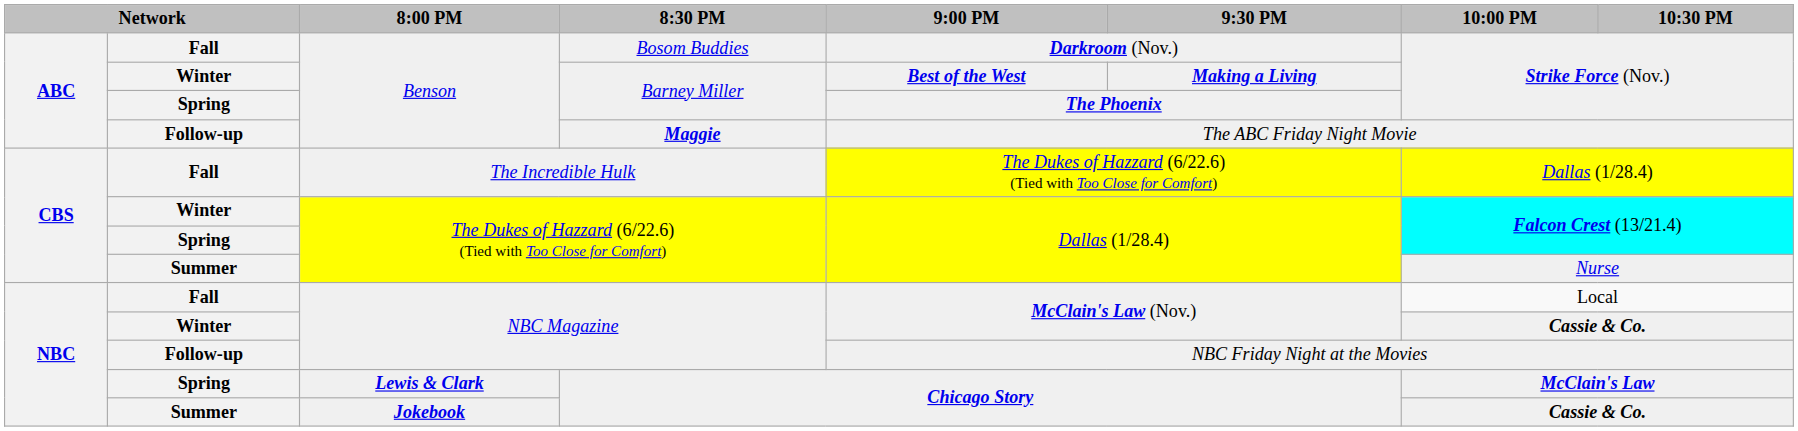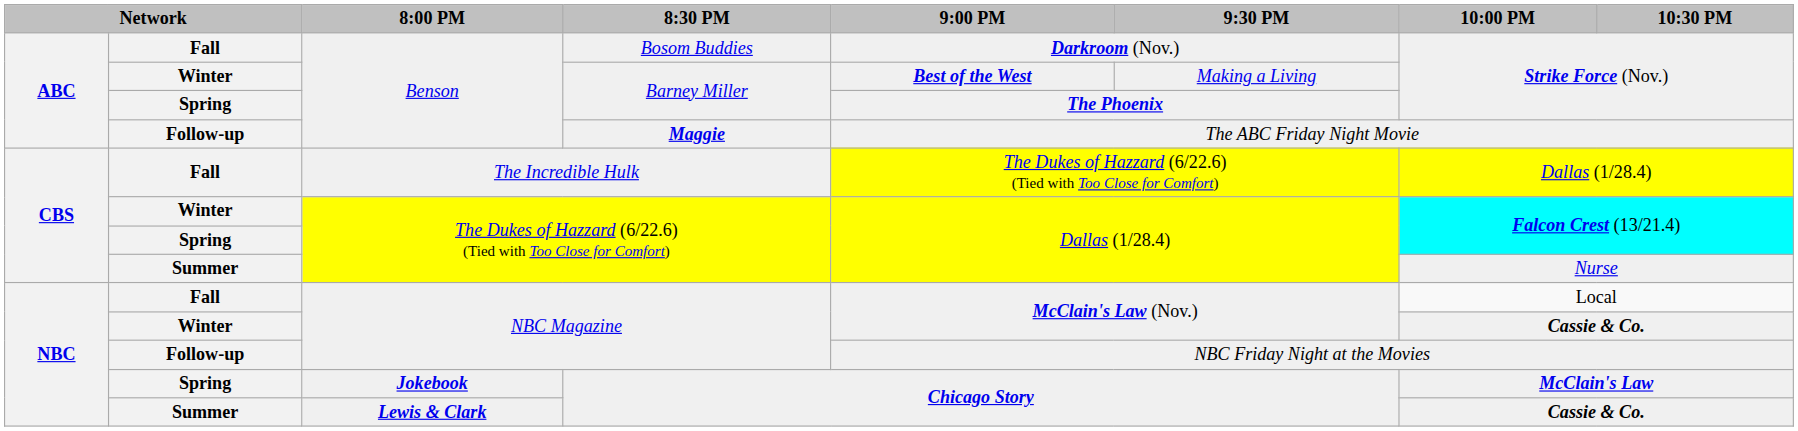(1254, 76) bold -> (1257, 76) normal
(430, 383) Lewis & Clark -> (432, 383) Jokebook
(430, 411) Jokebook -> (432, 411) Lewis & Clark
